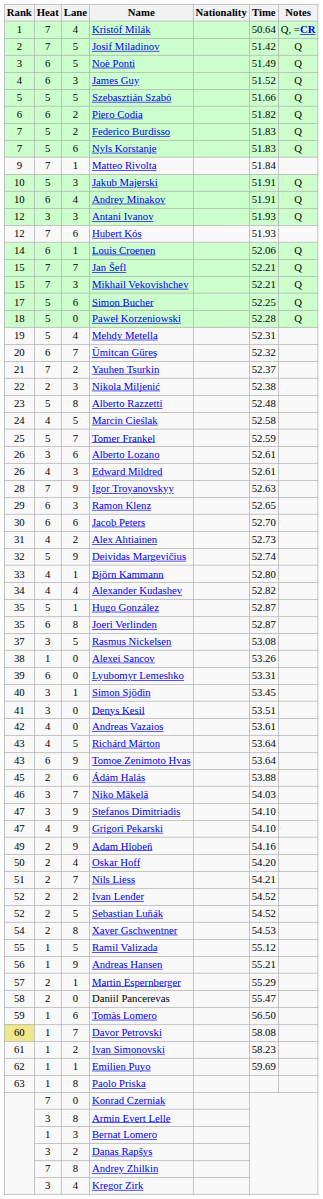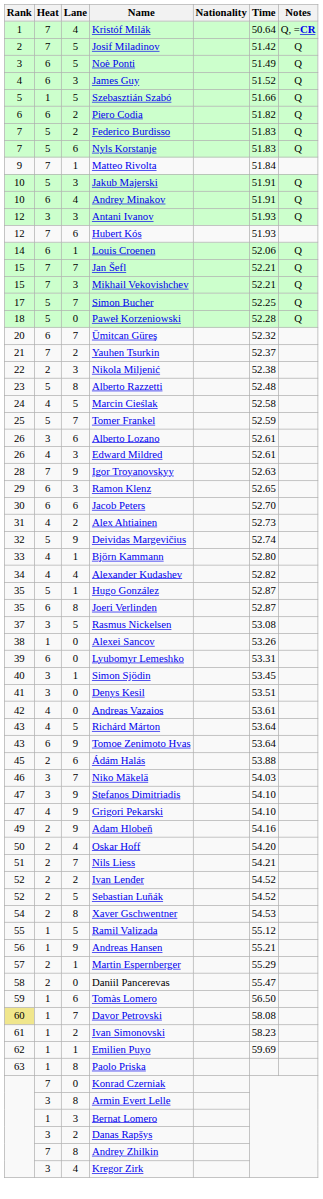(48, 98) 5 -> (48, 98) 1
(75, 302) 6 -> (75, 302) 7
- row: (125, 336)
